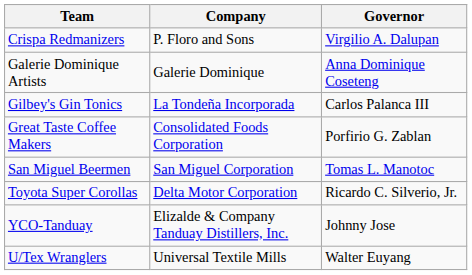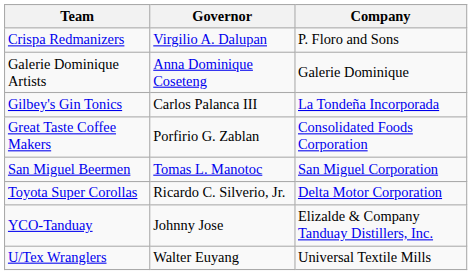columns swapped: (236, 15) <-> (394, 15)
